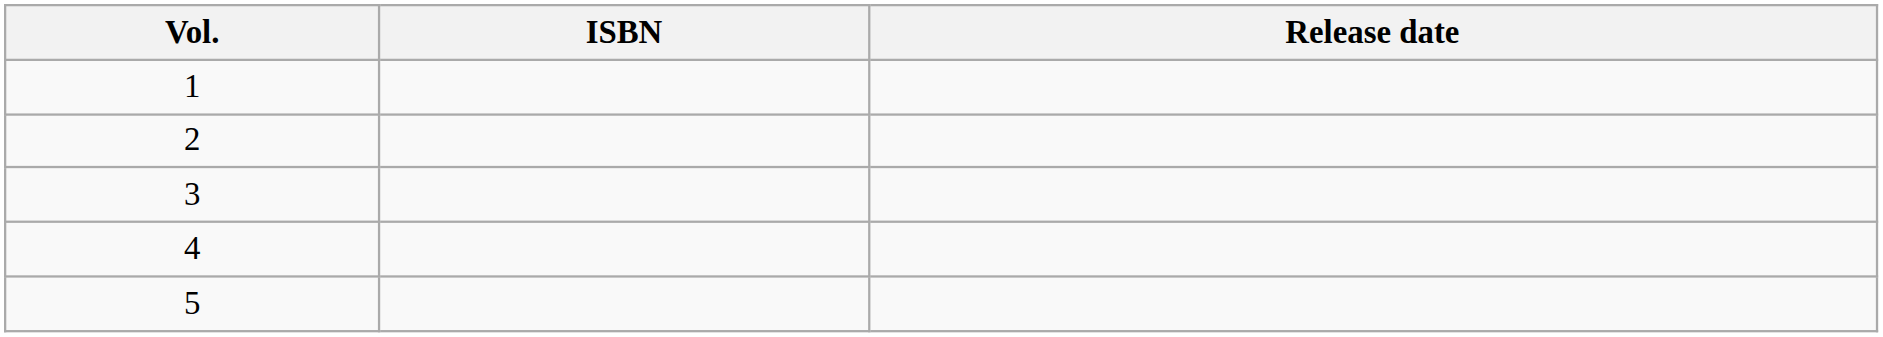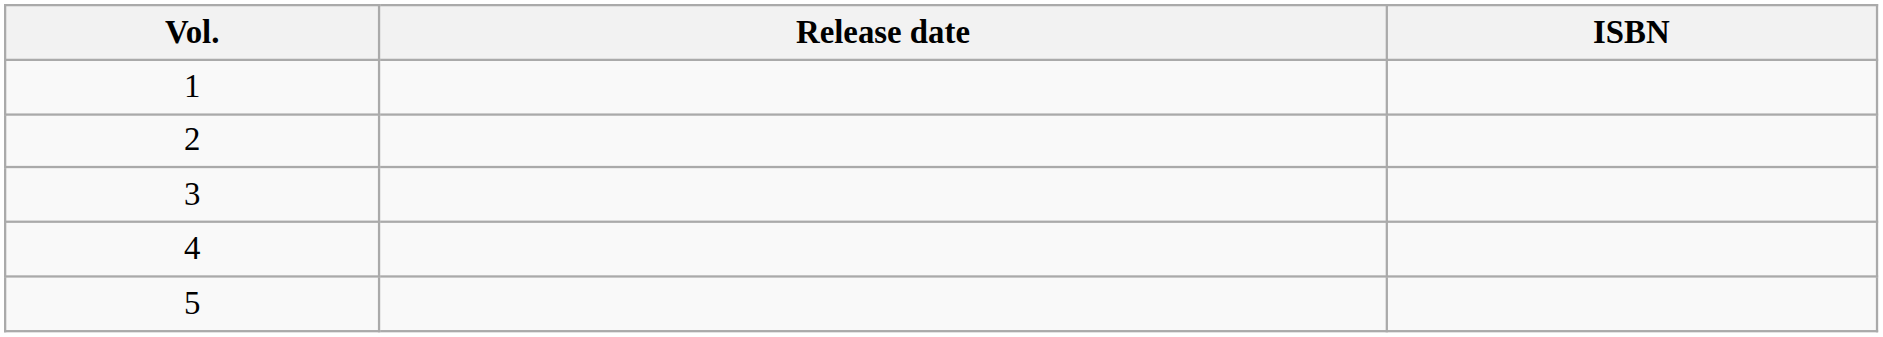columns swapped: (1372, 31) <-> (624, 31)
